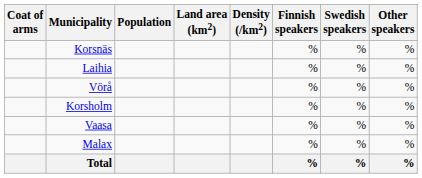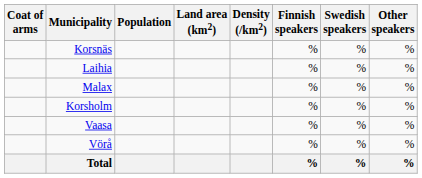rows swapped: (97, 145) <-> (100, 88)
